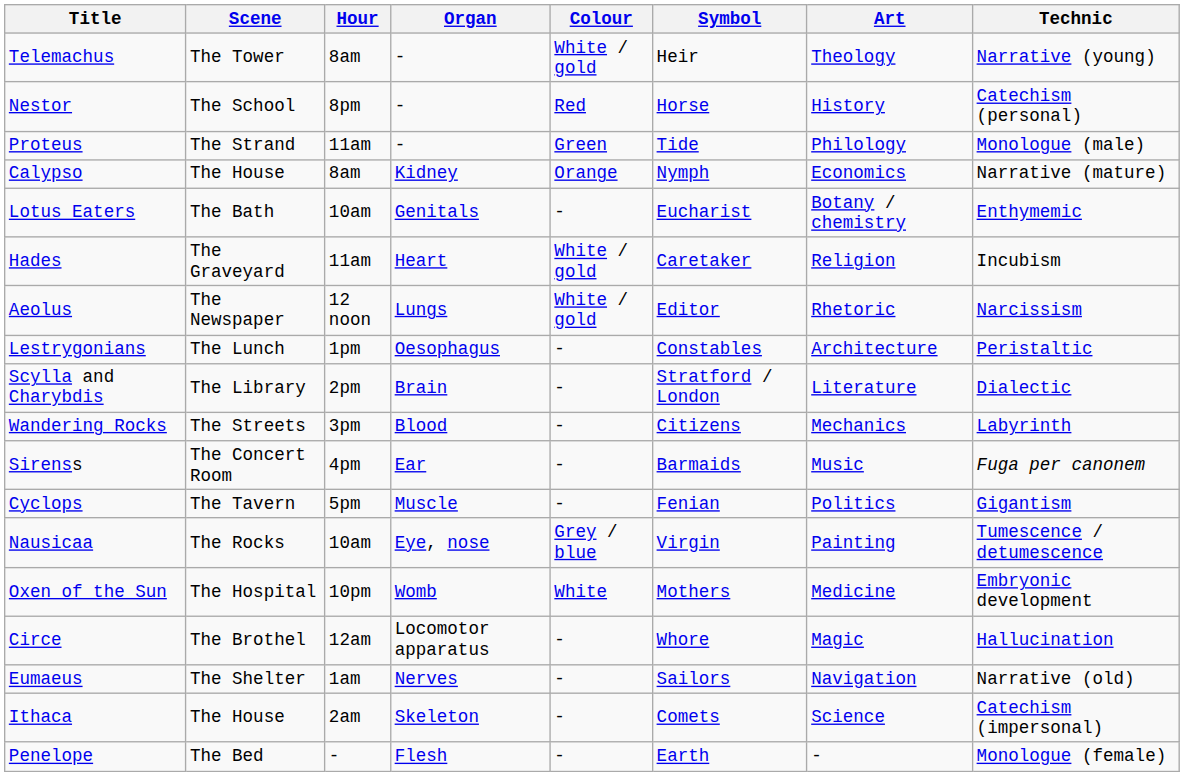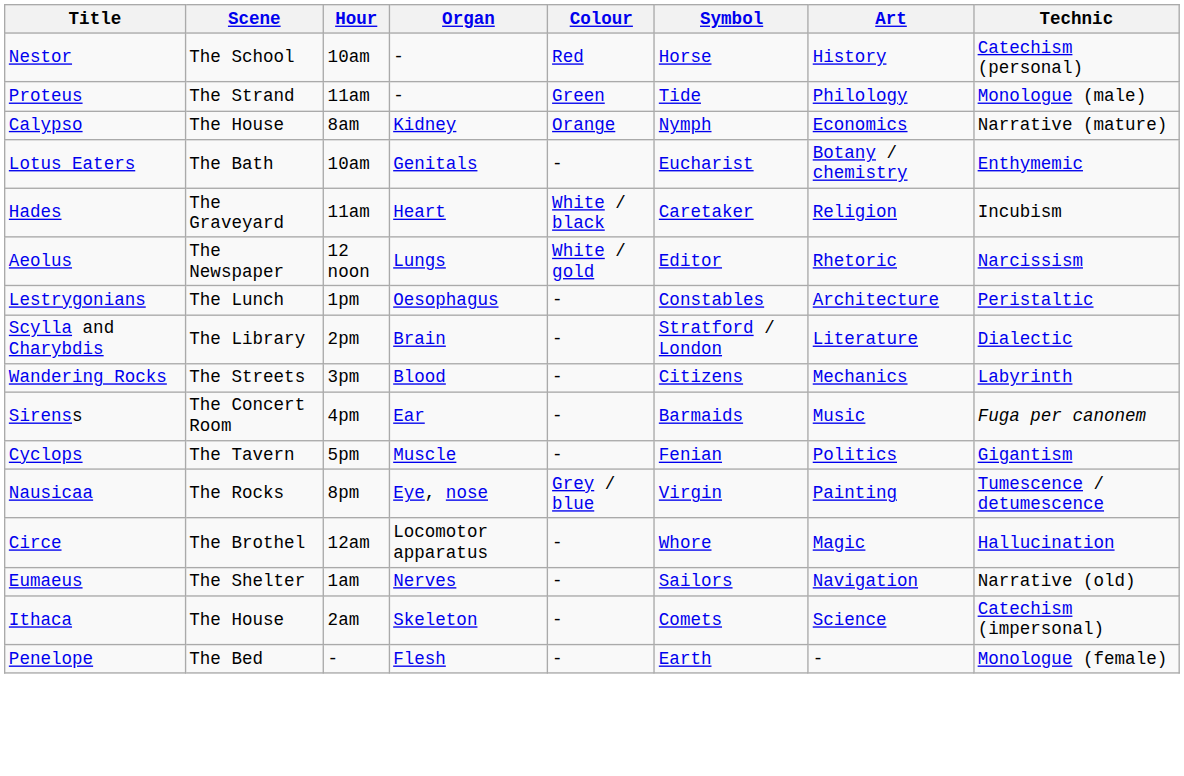- row: (62, 58)
(345, 107) 8pm -> (349, 58) 10am
(591, 261) White / gold -> (589, 213) White / black
(350, 543) 10am -> (343, 494) 8pm
- row: (88, 592)
